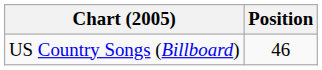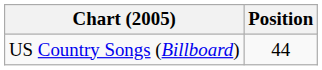(281, 49) 46 -> (281, 49) 44
